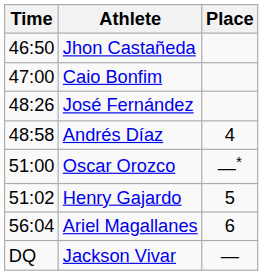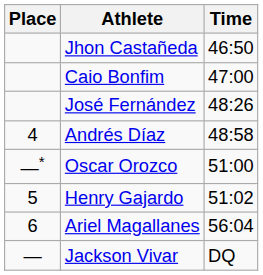columns swapped: (230, 18) <-> (32, 18)
